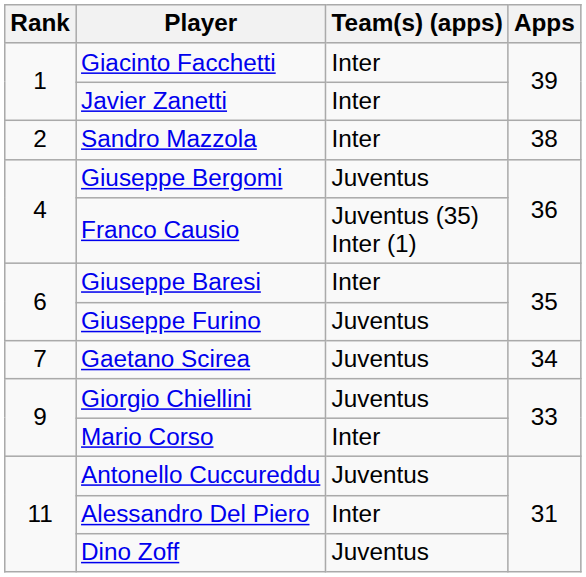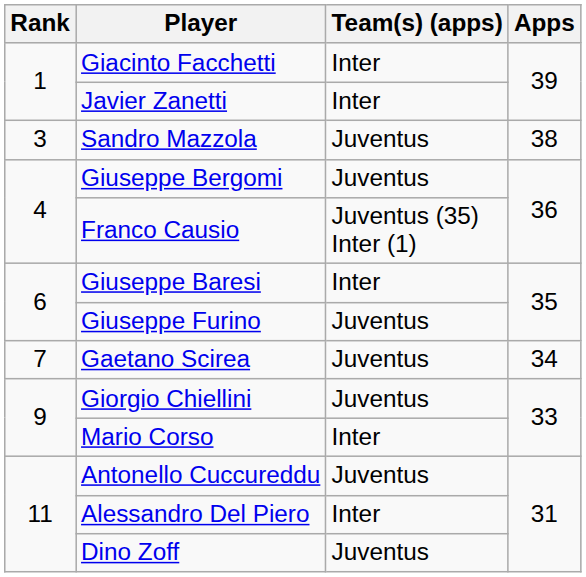(40, 139) 2 -> (40, 139) 3
(356, 139) Inter -> (380, 139) Juventus
